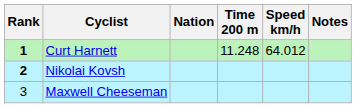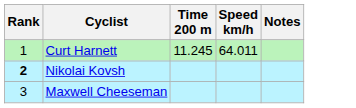- column: (194, 22)
(23, 50) bold -> (23, 50) normal
(240, 50) 11.248 -> (193, 50) 11.245
(286, 50) 64.012 -> (238, 50) 64.011
